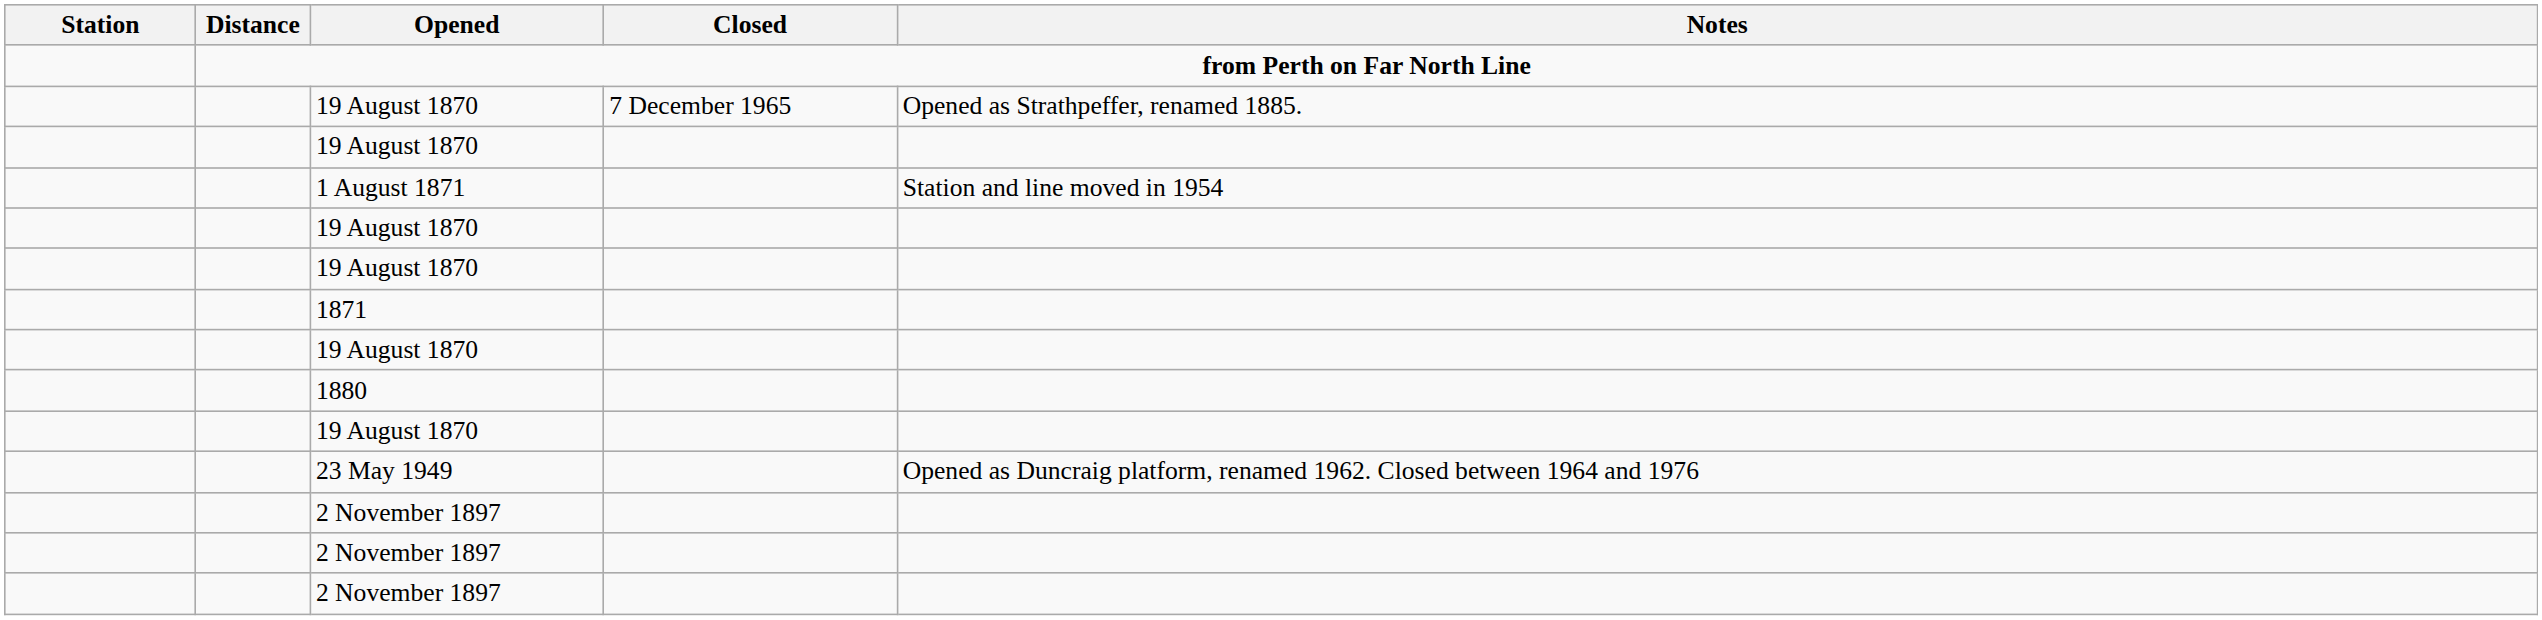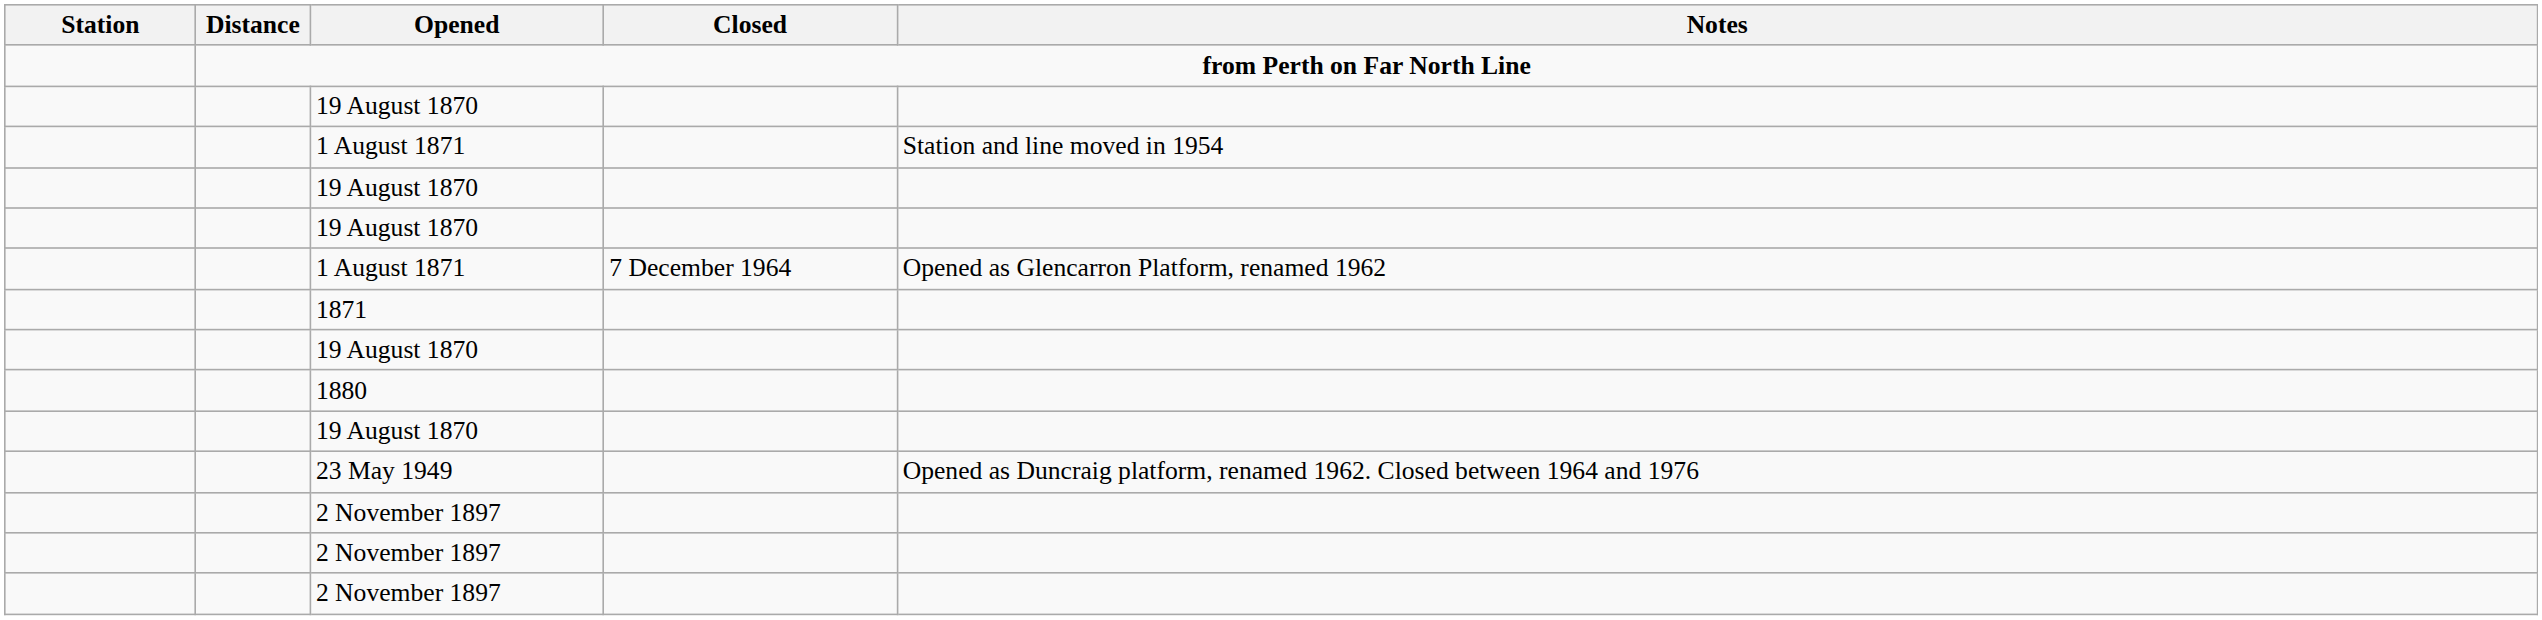- row: (397, 106)
+ row: (391, 268)
